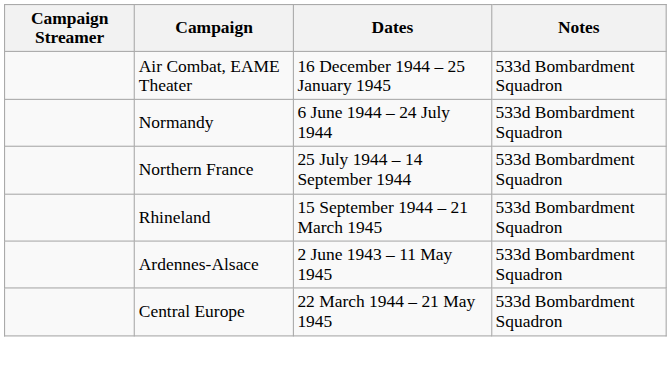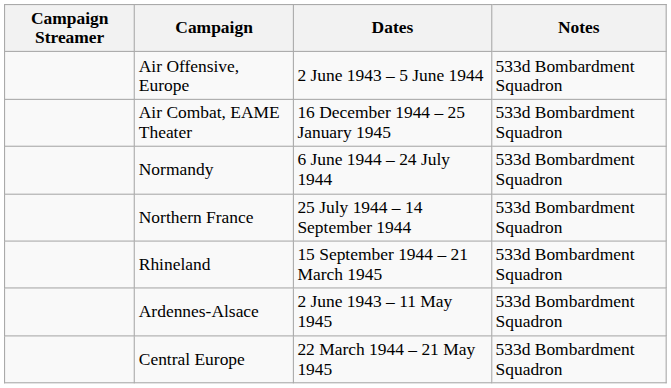+ row: (189, 75)
